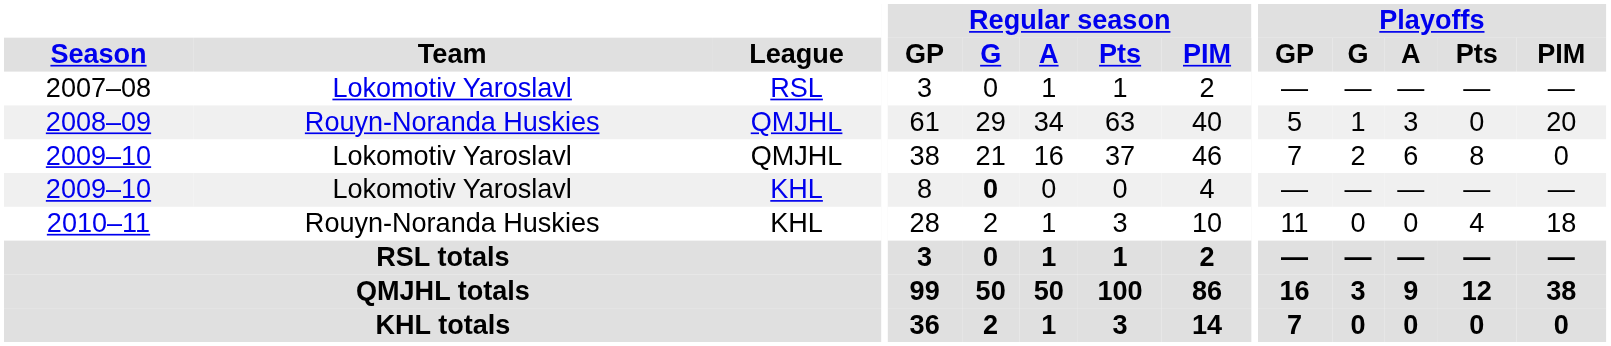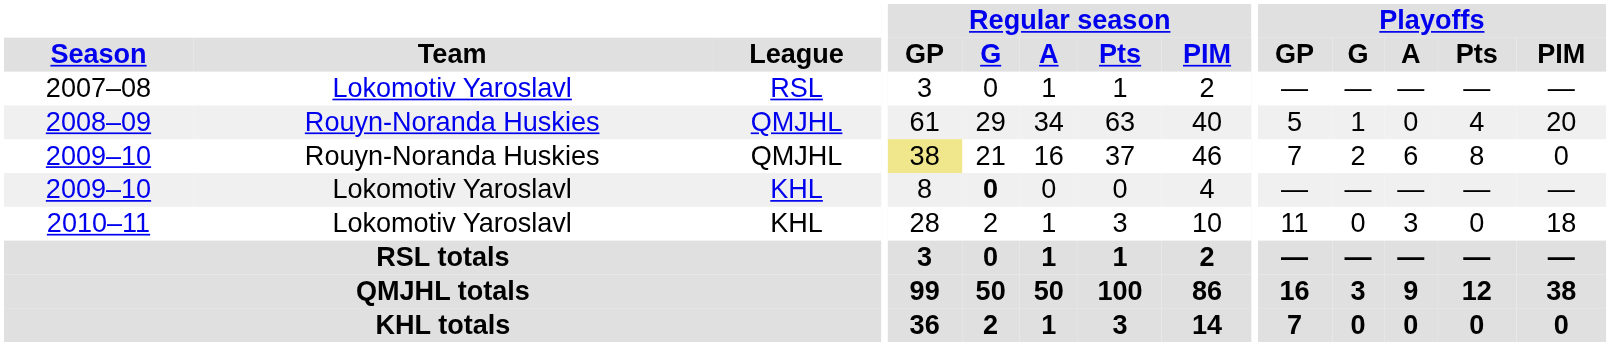(1411, 121) 3 -> (1411, 121) 0
(1477, 121) 0 -> (1477, 121) 4
(452, 155) Lokomotiv Yaroslavl -> (452, 155) Rouyn-Noranda Huskies
(925, 155) no background -> (925, 155) khaki background
(452, 223) Rouyn-Noranda Huskies -> (452, 223) Lokomotiv Yaroslavl
(1411, 223) 0 -> (1411, 223) 3
(1477, 223) 4 -> (1477, 223) 0
